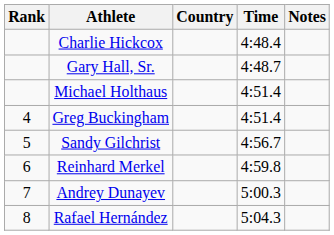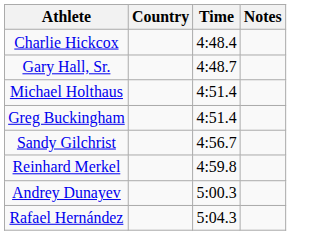- column: (27, 17)
